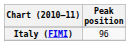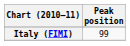(104, 34) 96 -> (104, 34) 99
